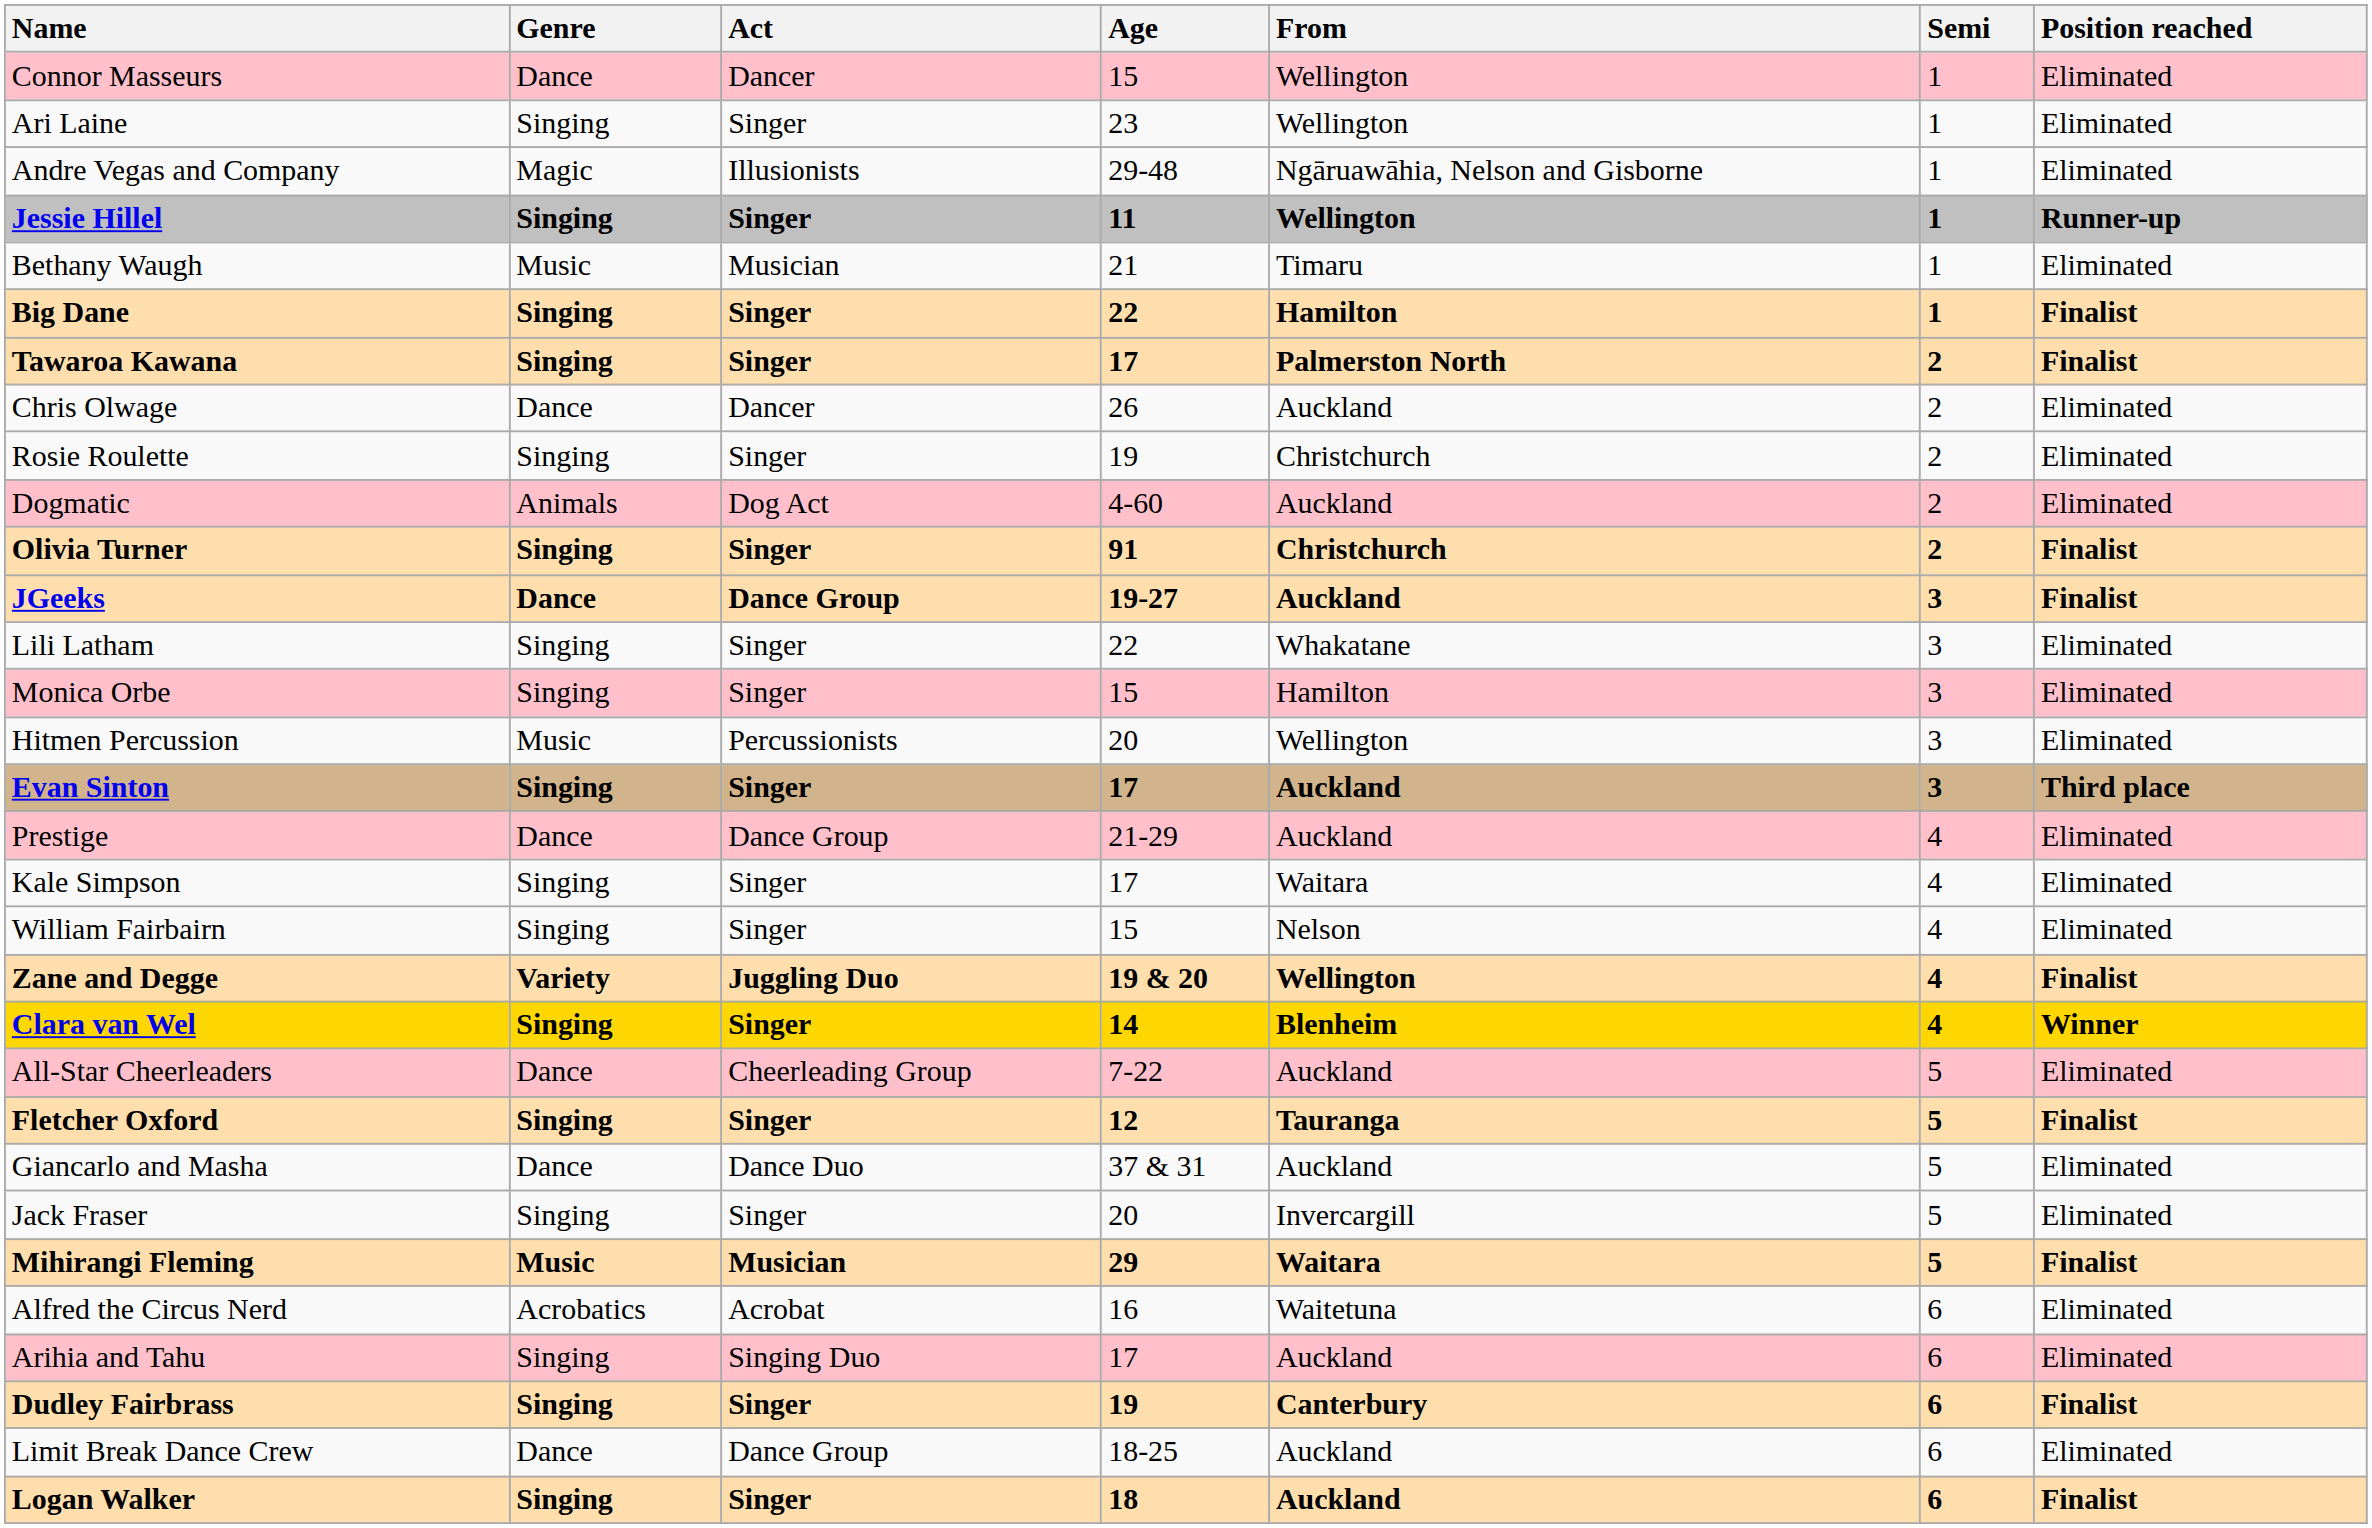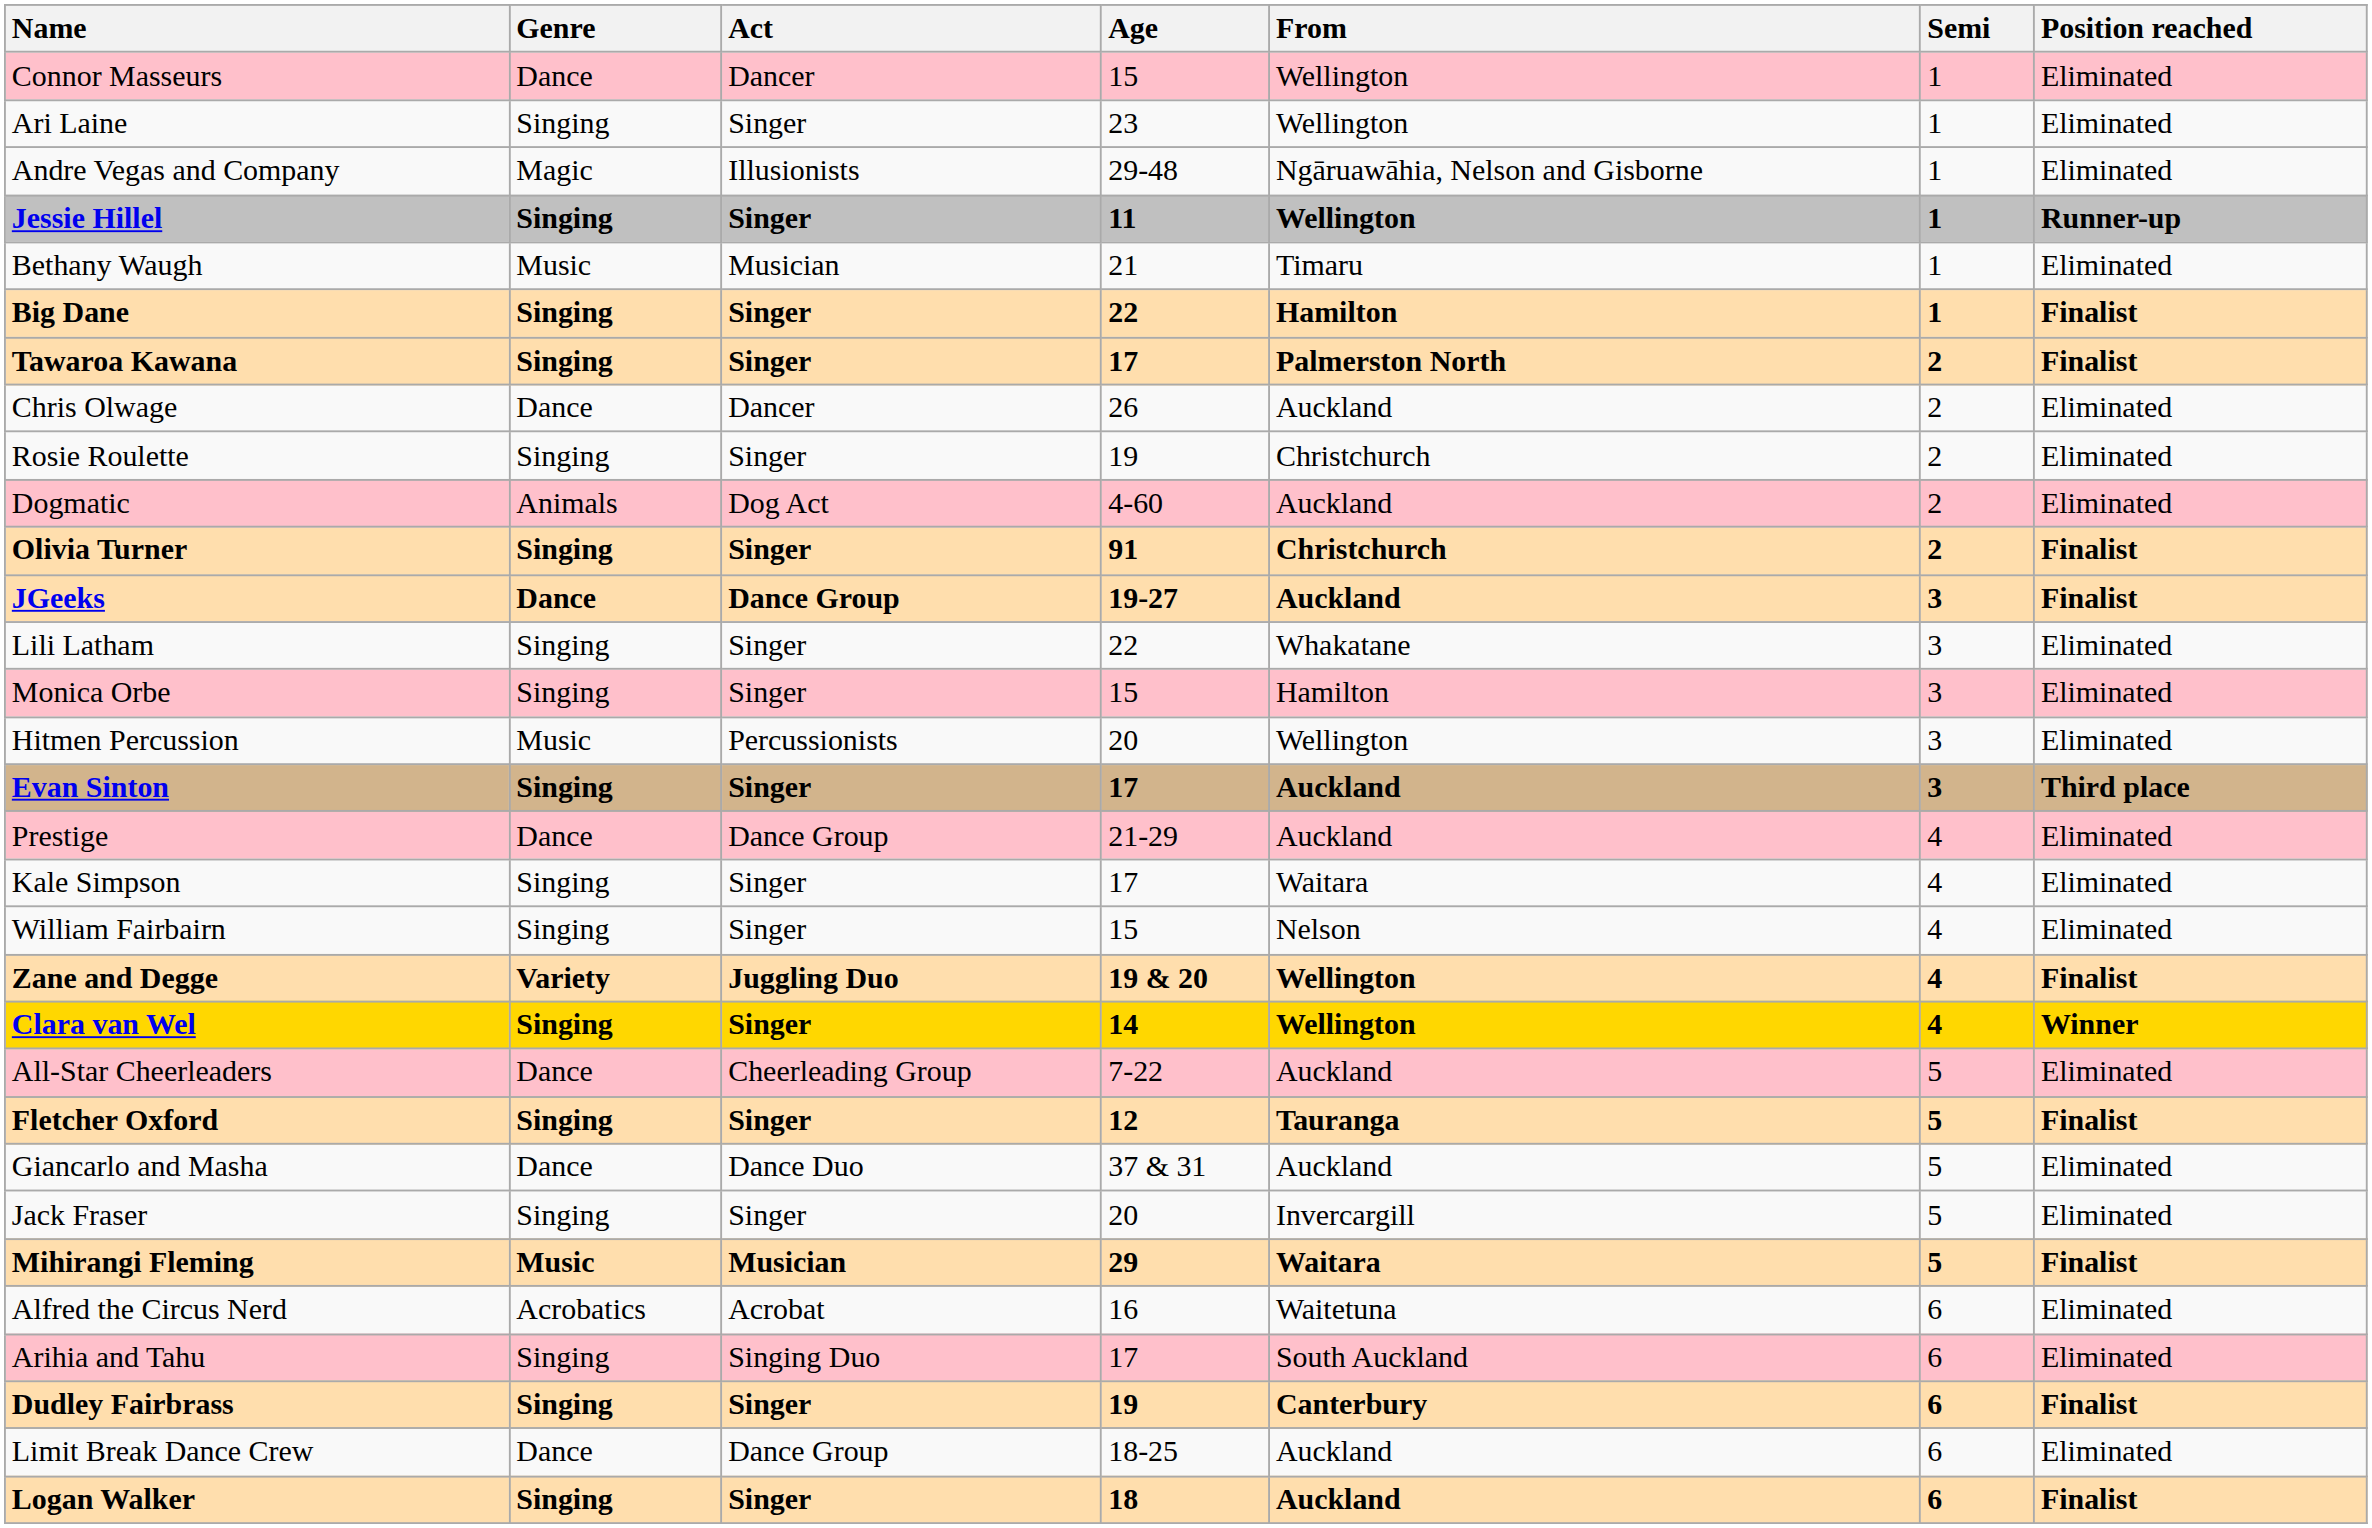(1337, 1024) Blenheim -> (1346, 1024) Wellington
(1334, 1356) Auckland -> (1372, 1356) South Auckland
